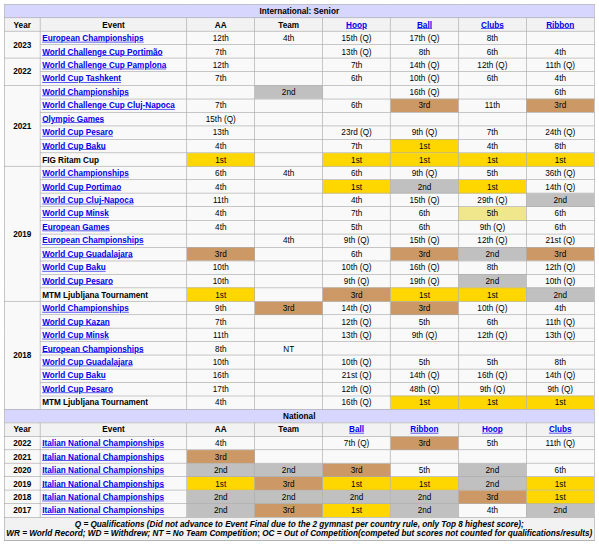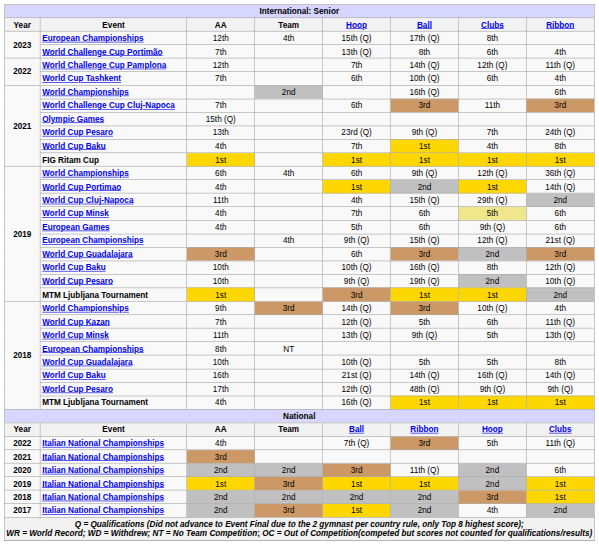(492, 173) 5th -> (492, 173) 12th (Q)
(492, 335) 12th (Q) -> (492, 335) 5th
(424, 470) 5th -> (424, 470) 11th (Q)
